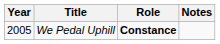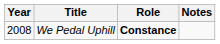(19, 30) 2005 -> (19, 30) 2008
